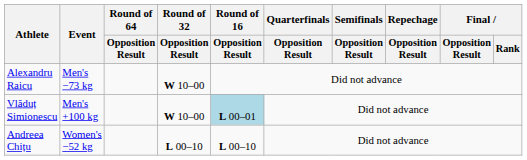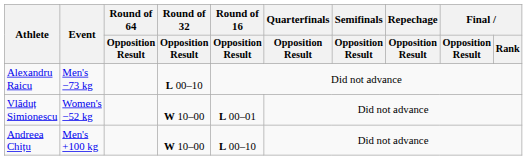(184, 85) W 10–00 -> (184, 85) L 00–10
(80, 110) Men's +100 kg -> (82, 110) Women's −52 kg
(237, 116) lightblue background -> (237, 116) no background
(82, 140) Women's −52 kg -> (80, 140) Men's +100 kg
(184, 147) L 00–10 -> (184, 147) W 10–00
